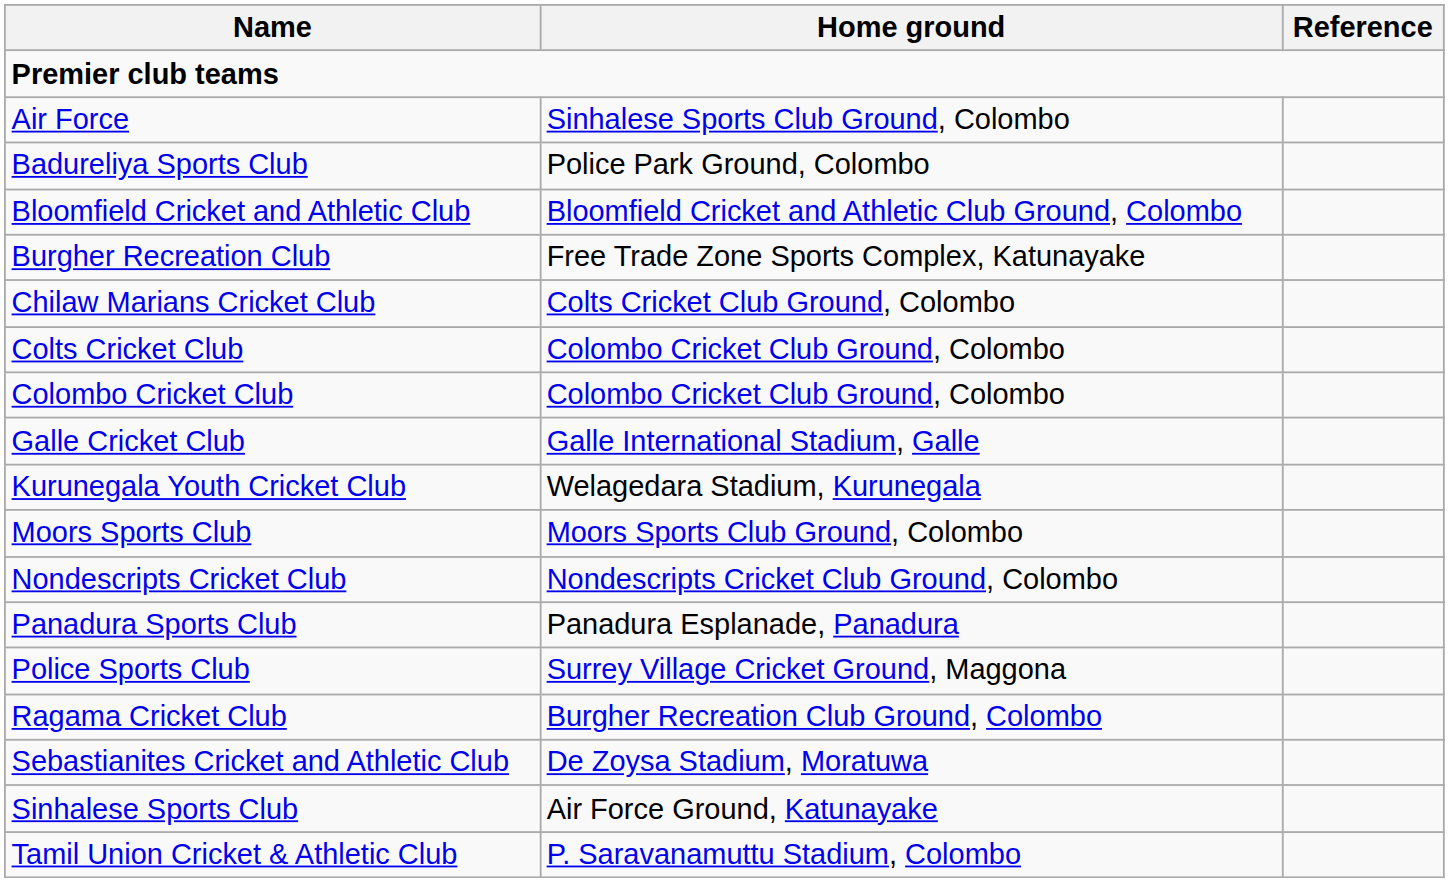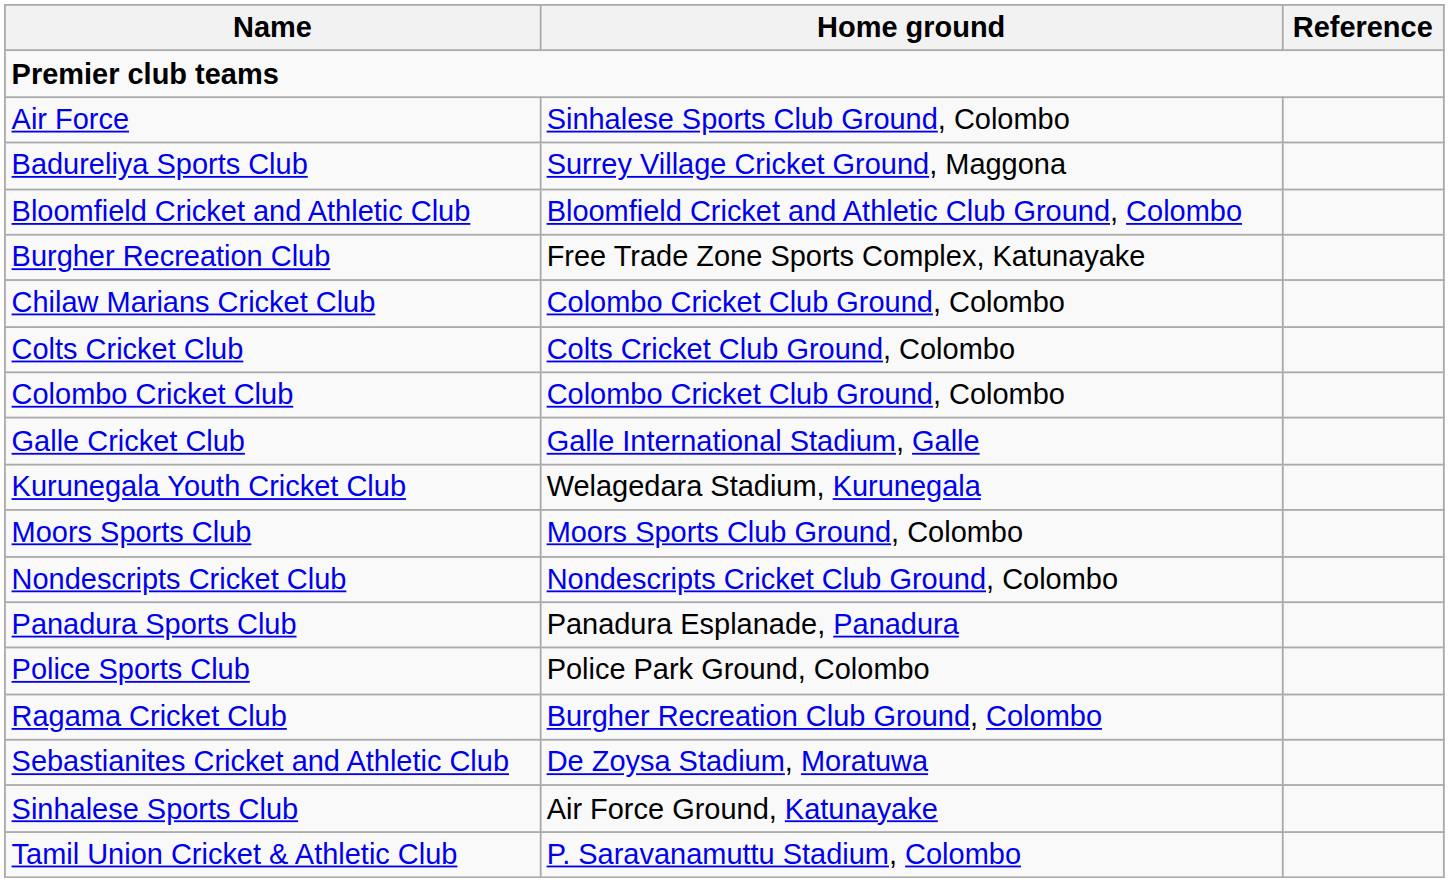(738, 165) Police Park Ground, Colombo -> (806, 165) Surrey Village Cricket Ground, Maggona
(781, 303) Colts Cricket Club Ground, Colombo -> (806, 303) Colombo Cricket Club Ground, Colombo
(806, 348) Colombo Cricket Club Ground, Colombo -> (781, 348) Colts Cricket Club Ground, Colombo
(806, 670) Surrey Village Cricket Ground, Maggona -> (738, 670) Police Park Ground, Colombo
